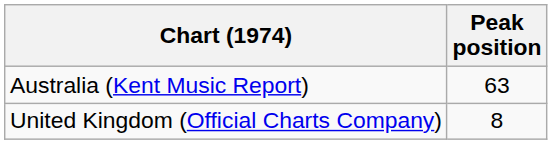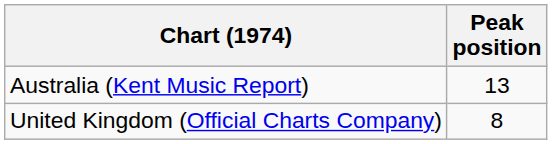(497, 84) 63 -> (497, 84) 13
